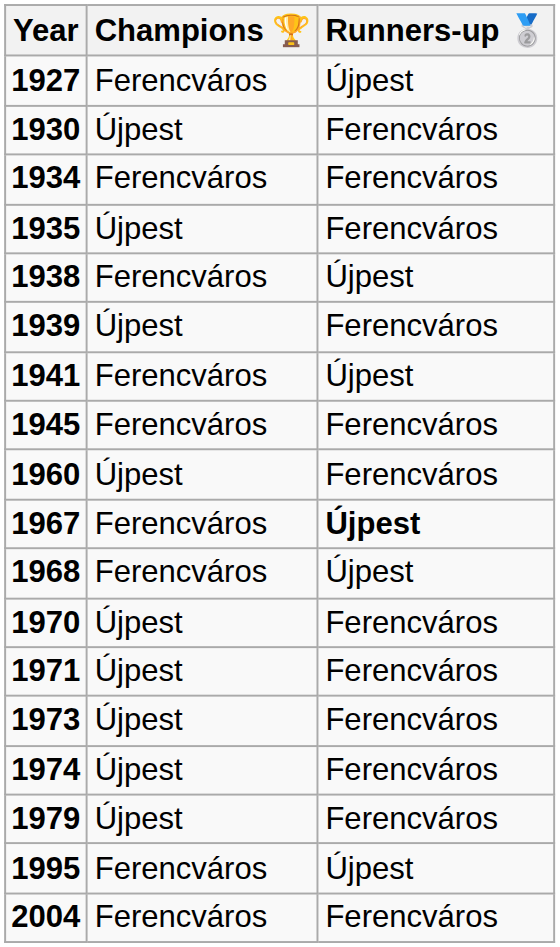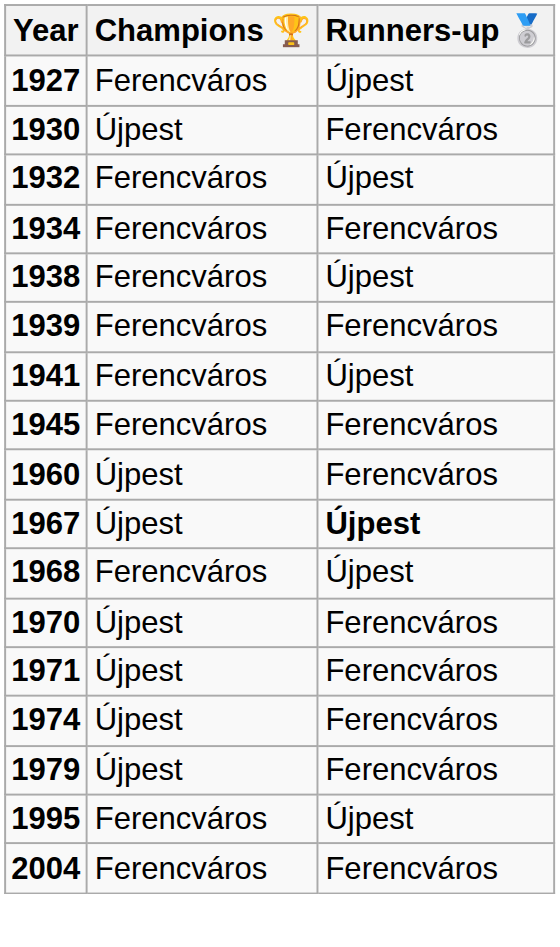+ row: (46, 178)
- row: (46, 228)
(139, 326) Újpest -> (181, 326) Ferencváros
(181, 523) Ferencváros -> (139, 523) Újpest
- row: (46, 720)
